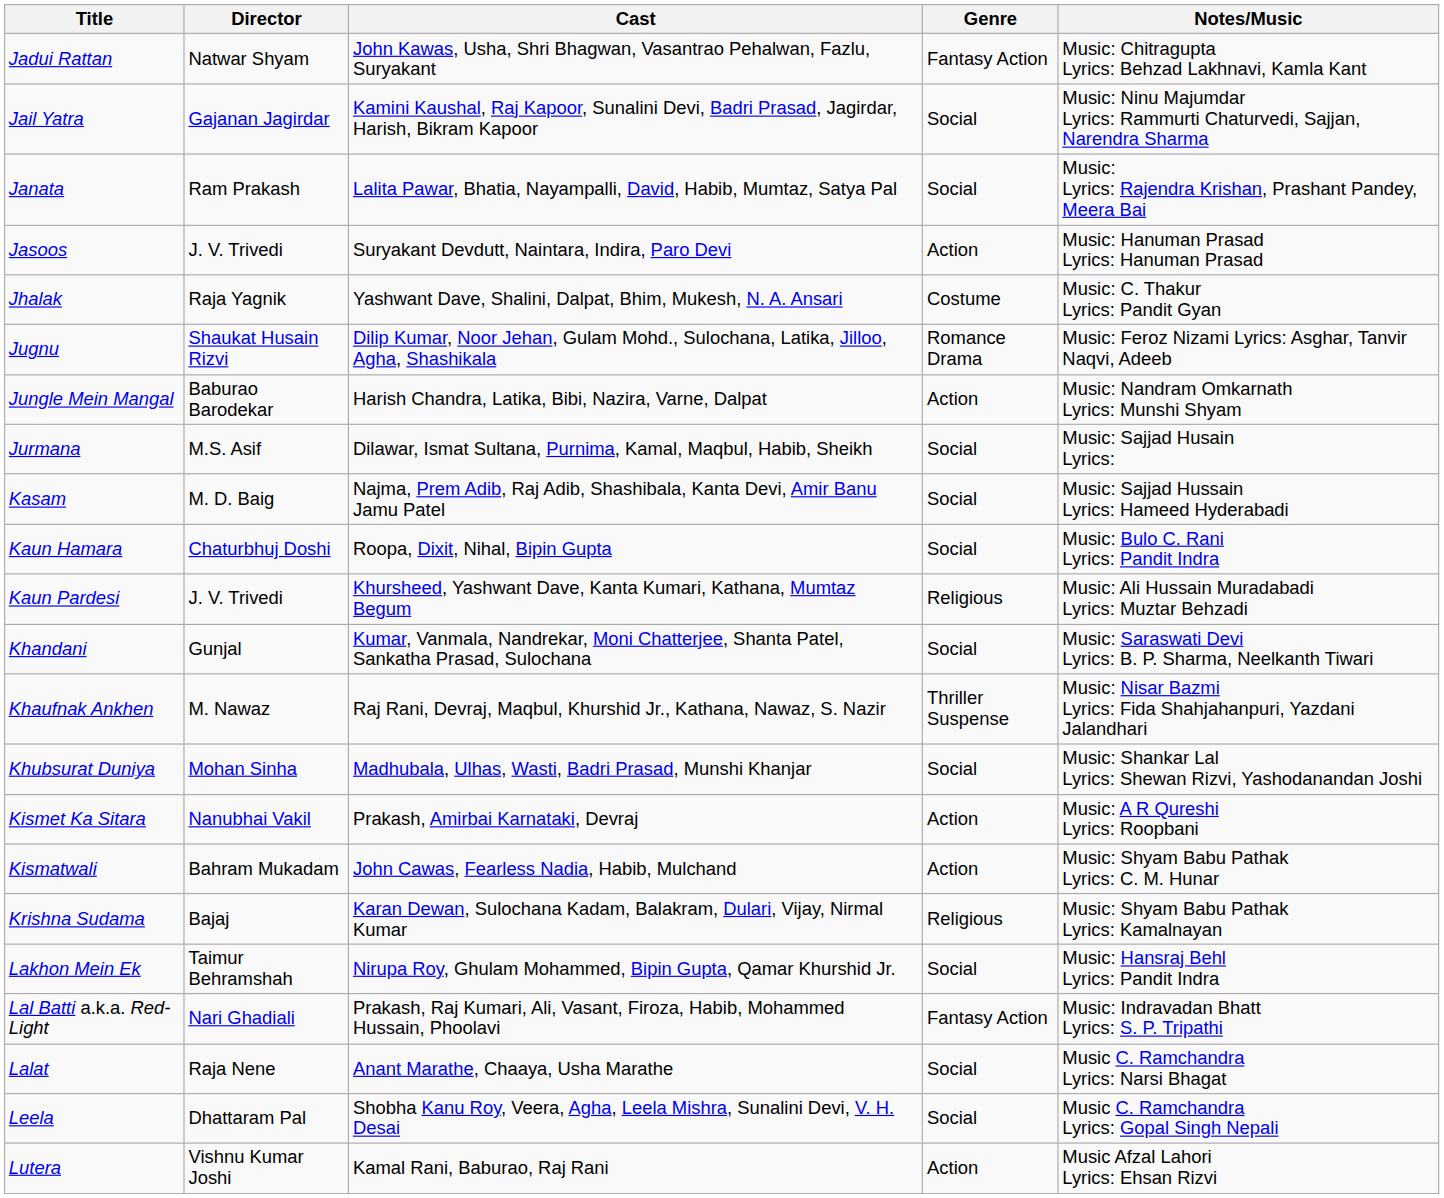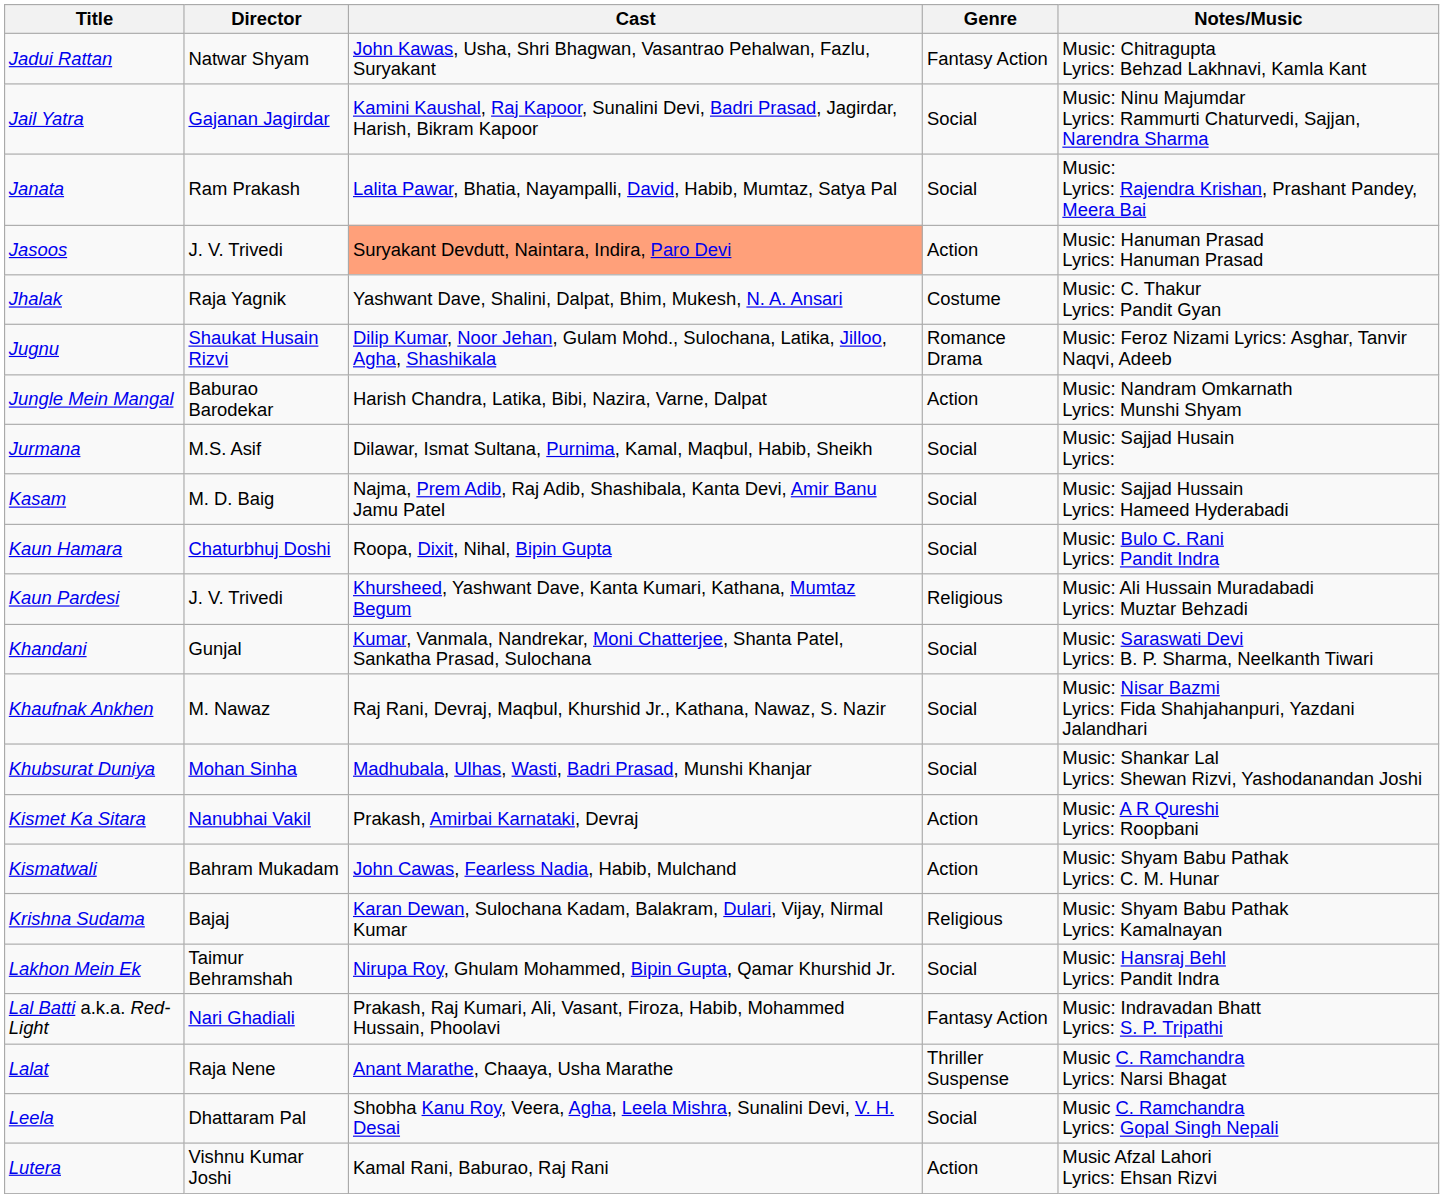(542, 249) no background -> (542, 249) lightsalmon background
(968, 708) Thriller Suspense -> (952, 708) Social
(952, 1068) Social -> (968, 1068) Thriller Suspense
